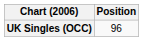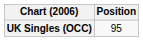(116, 28) 96 -> (116, 28) 95
